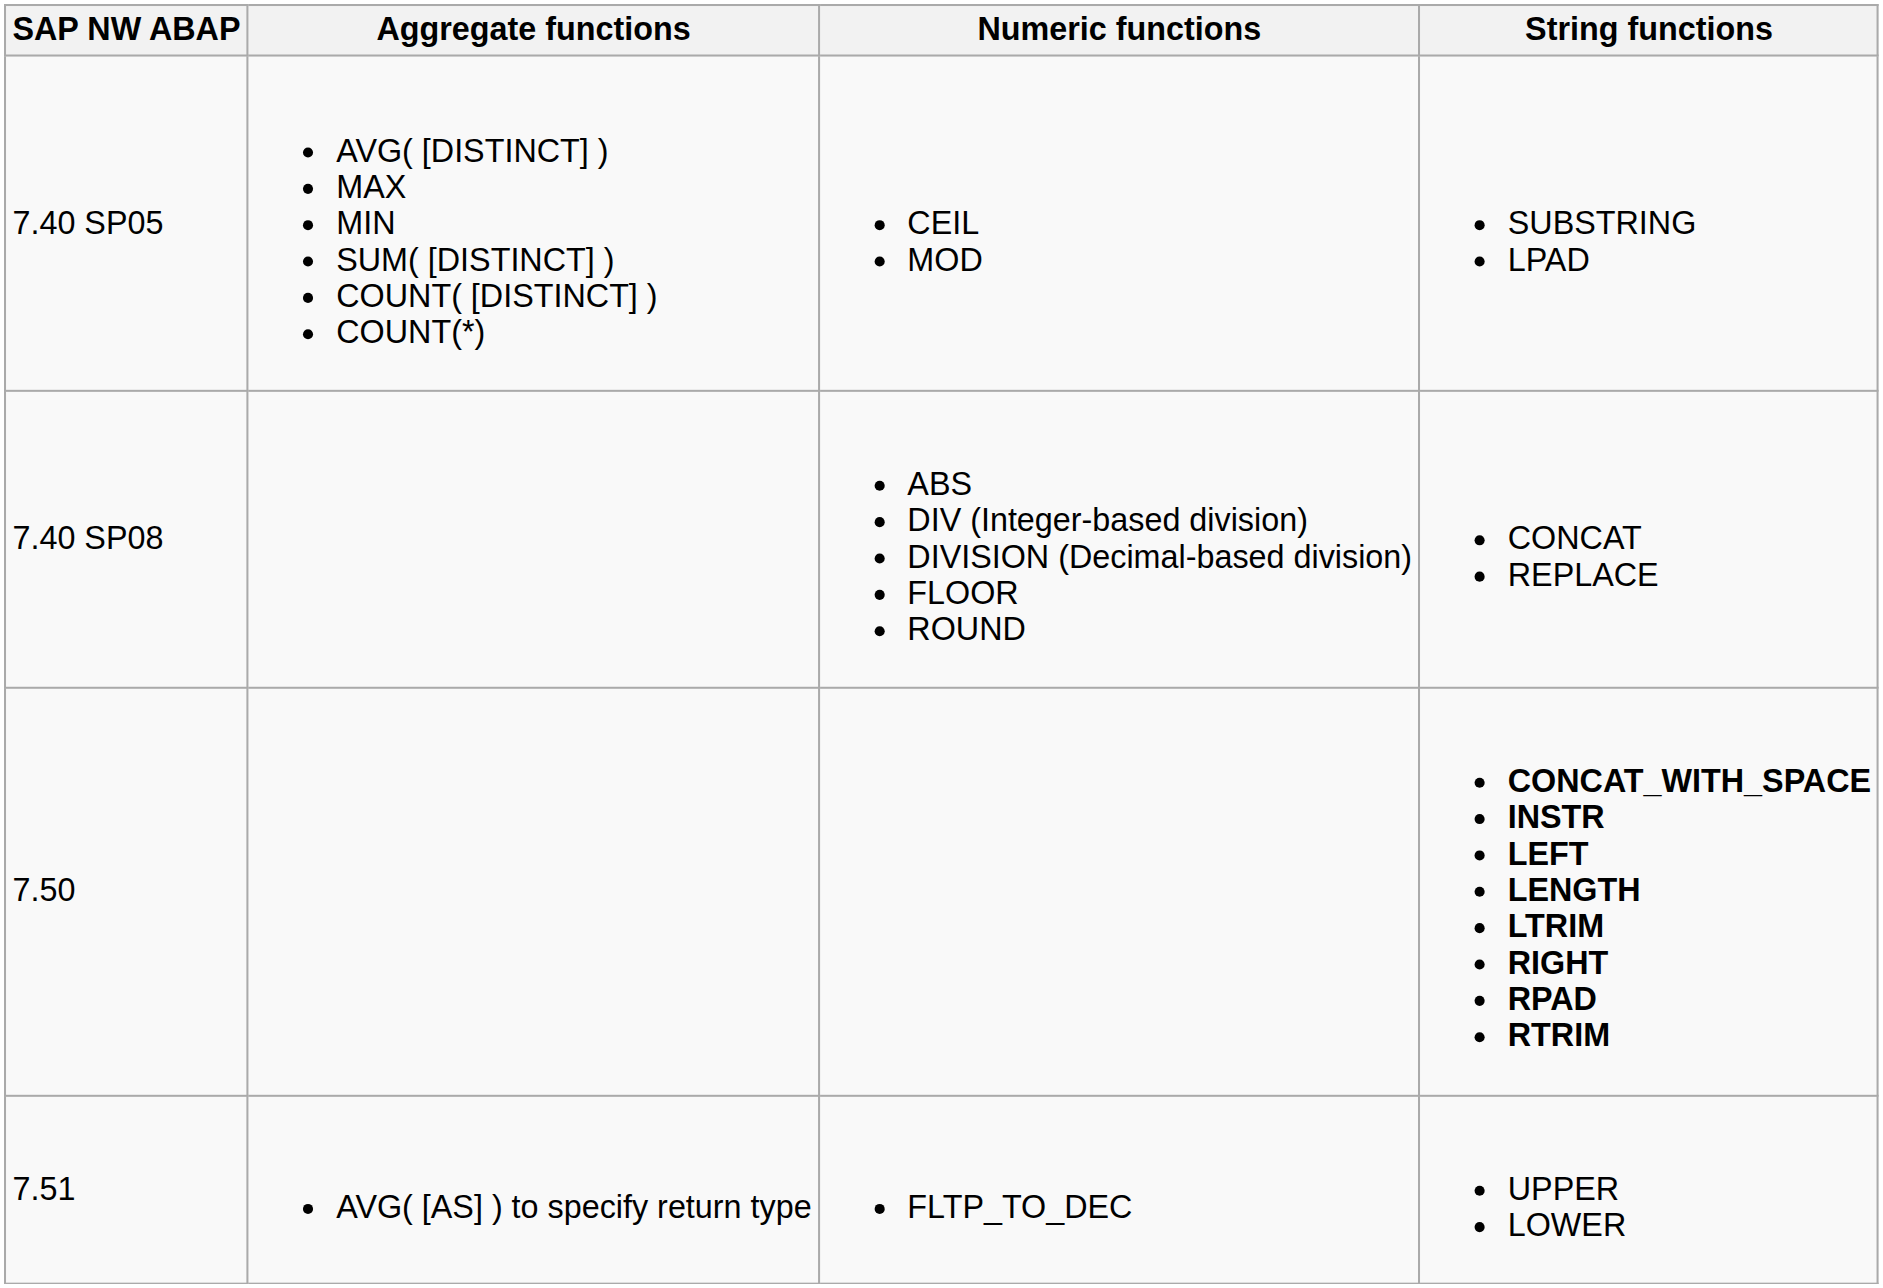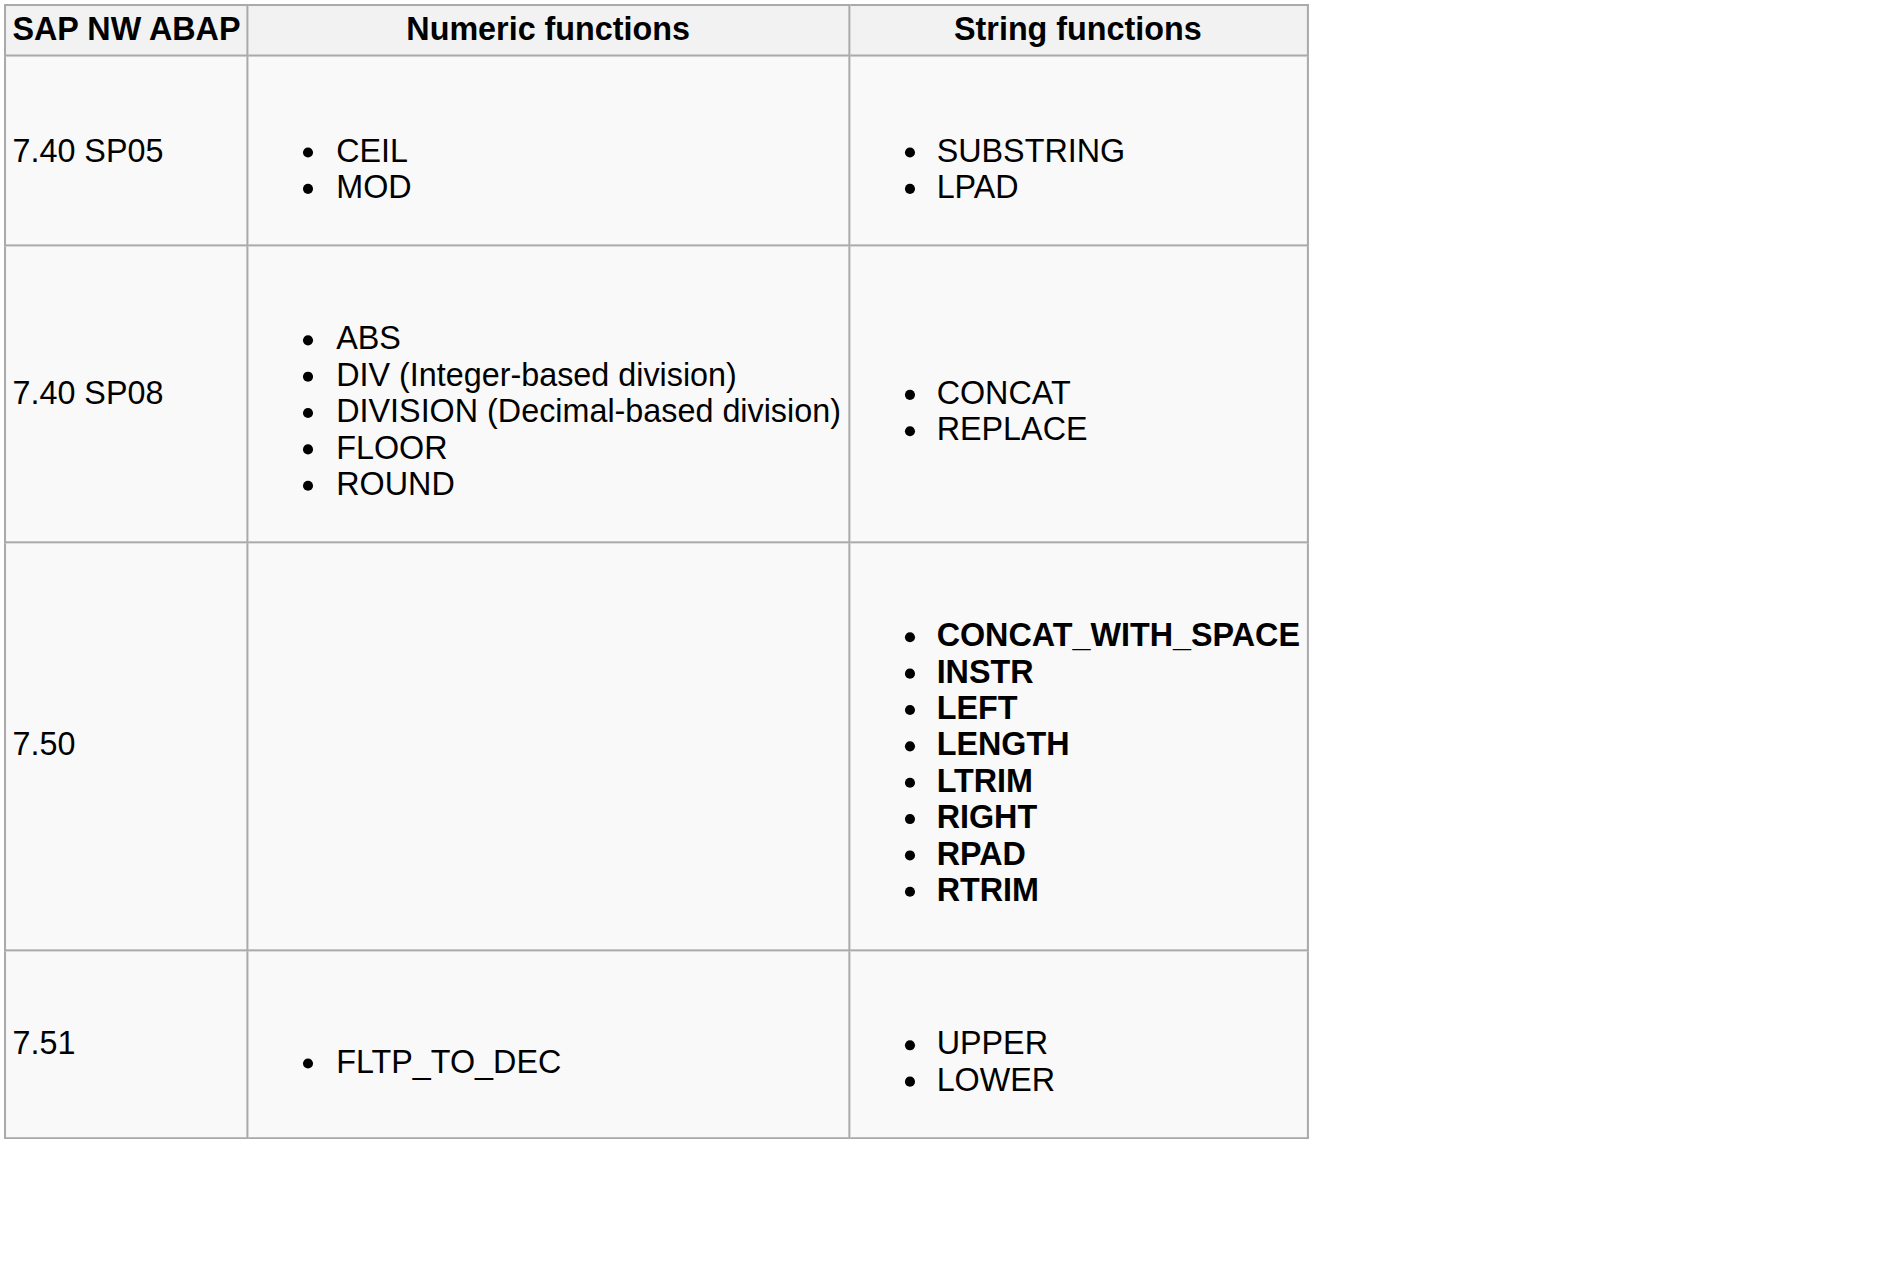- column: (534, 30)
